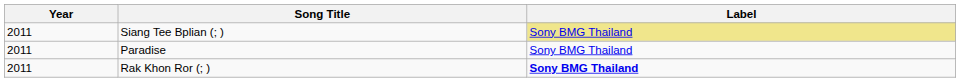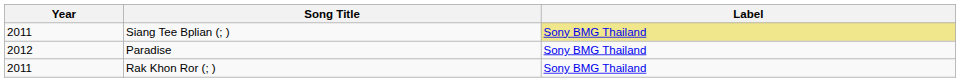(19, 50) 2011 -> (20, 50) 2012
(584, 68) bold -> (595, 68) normal
